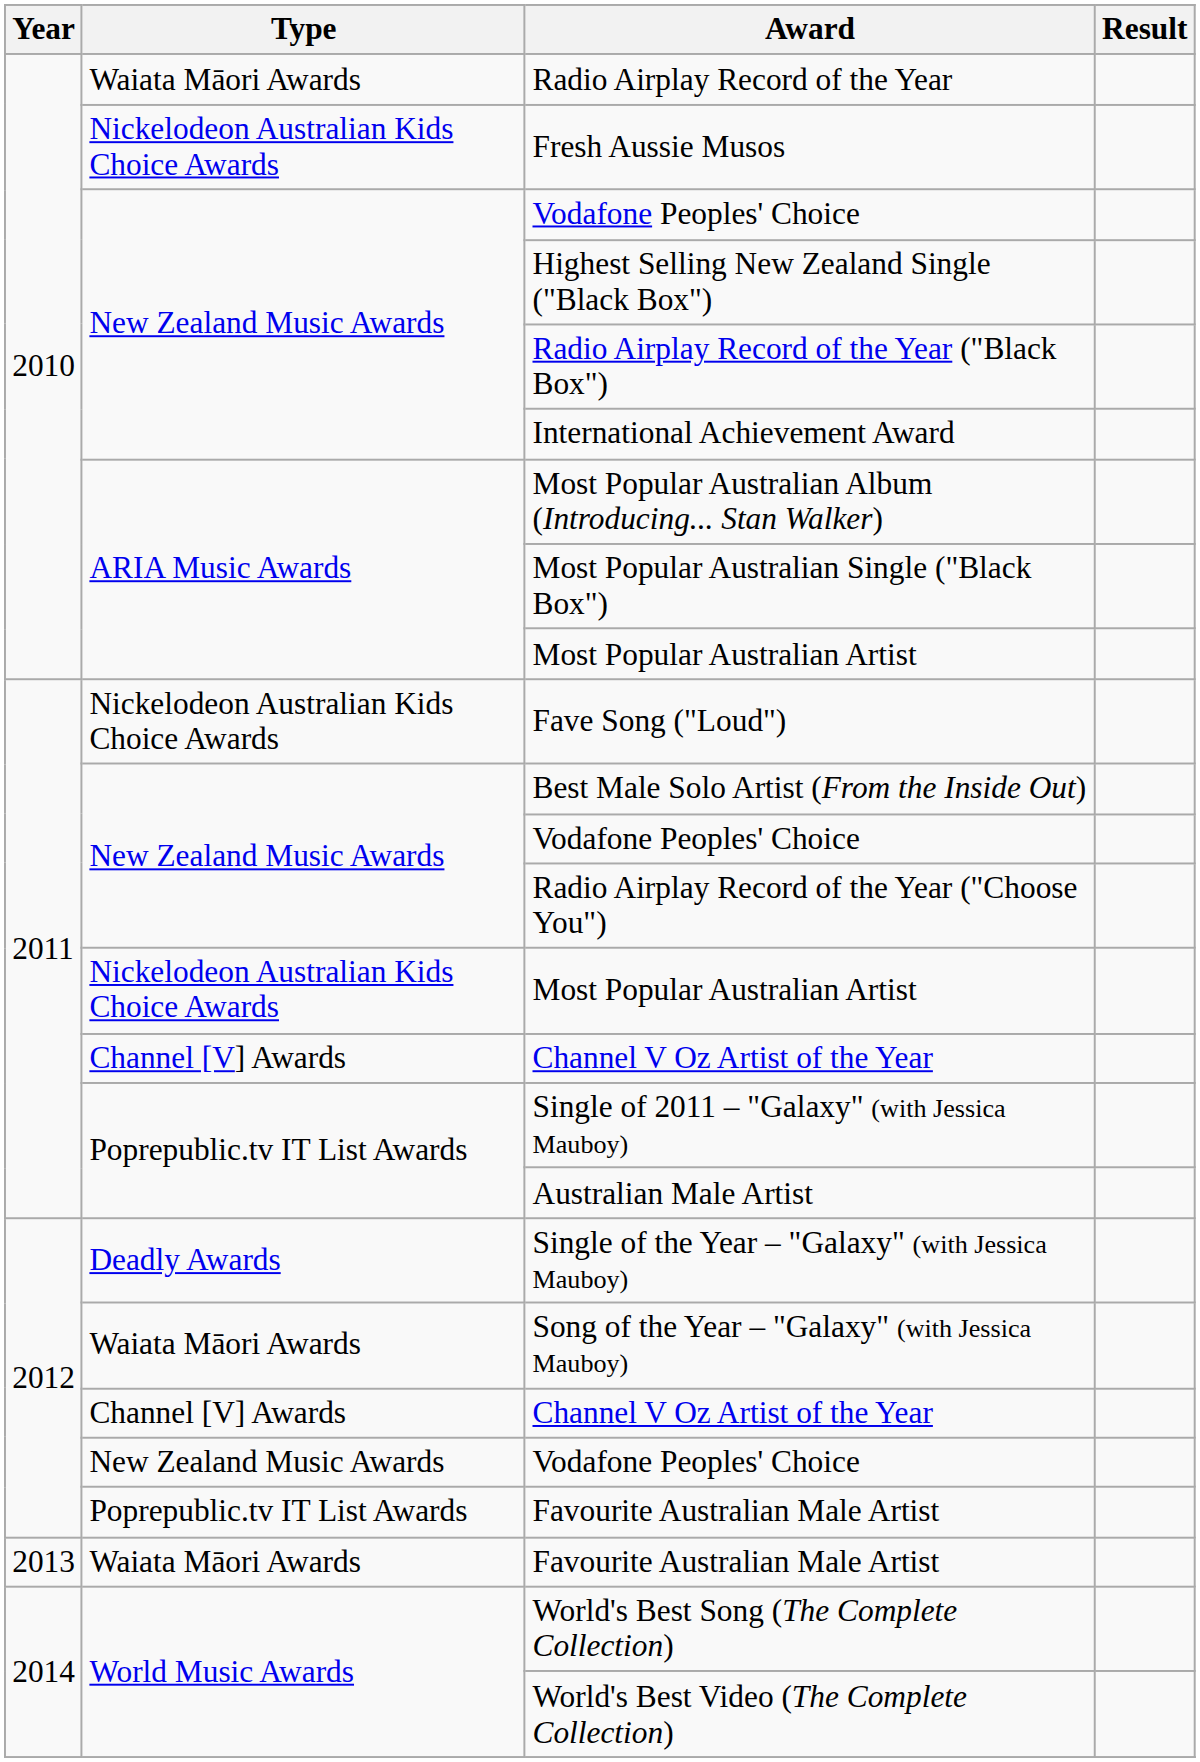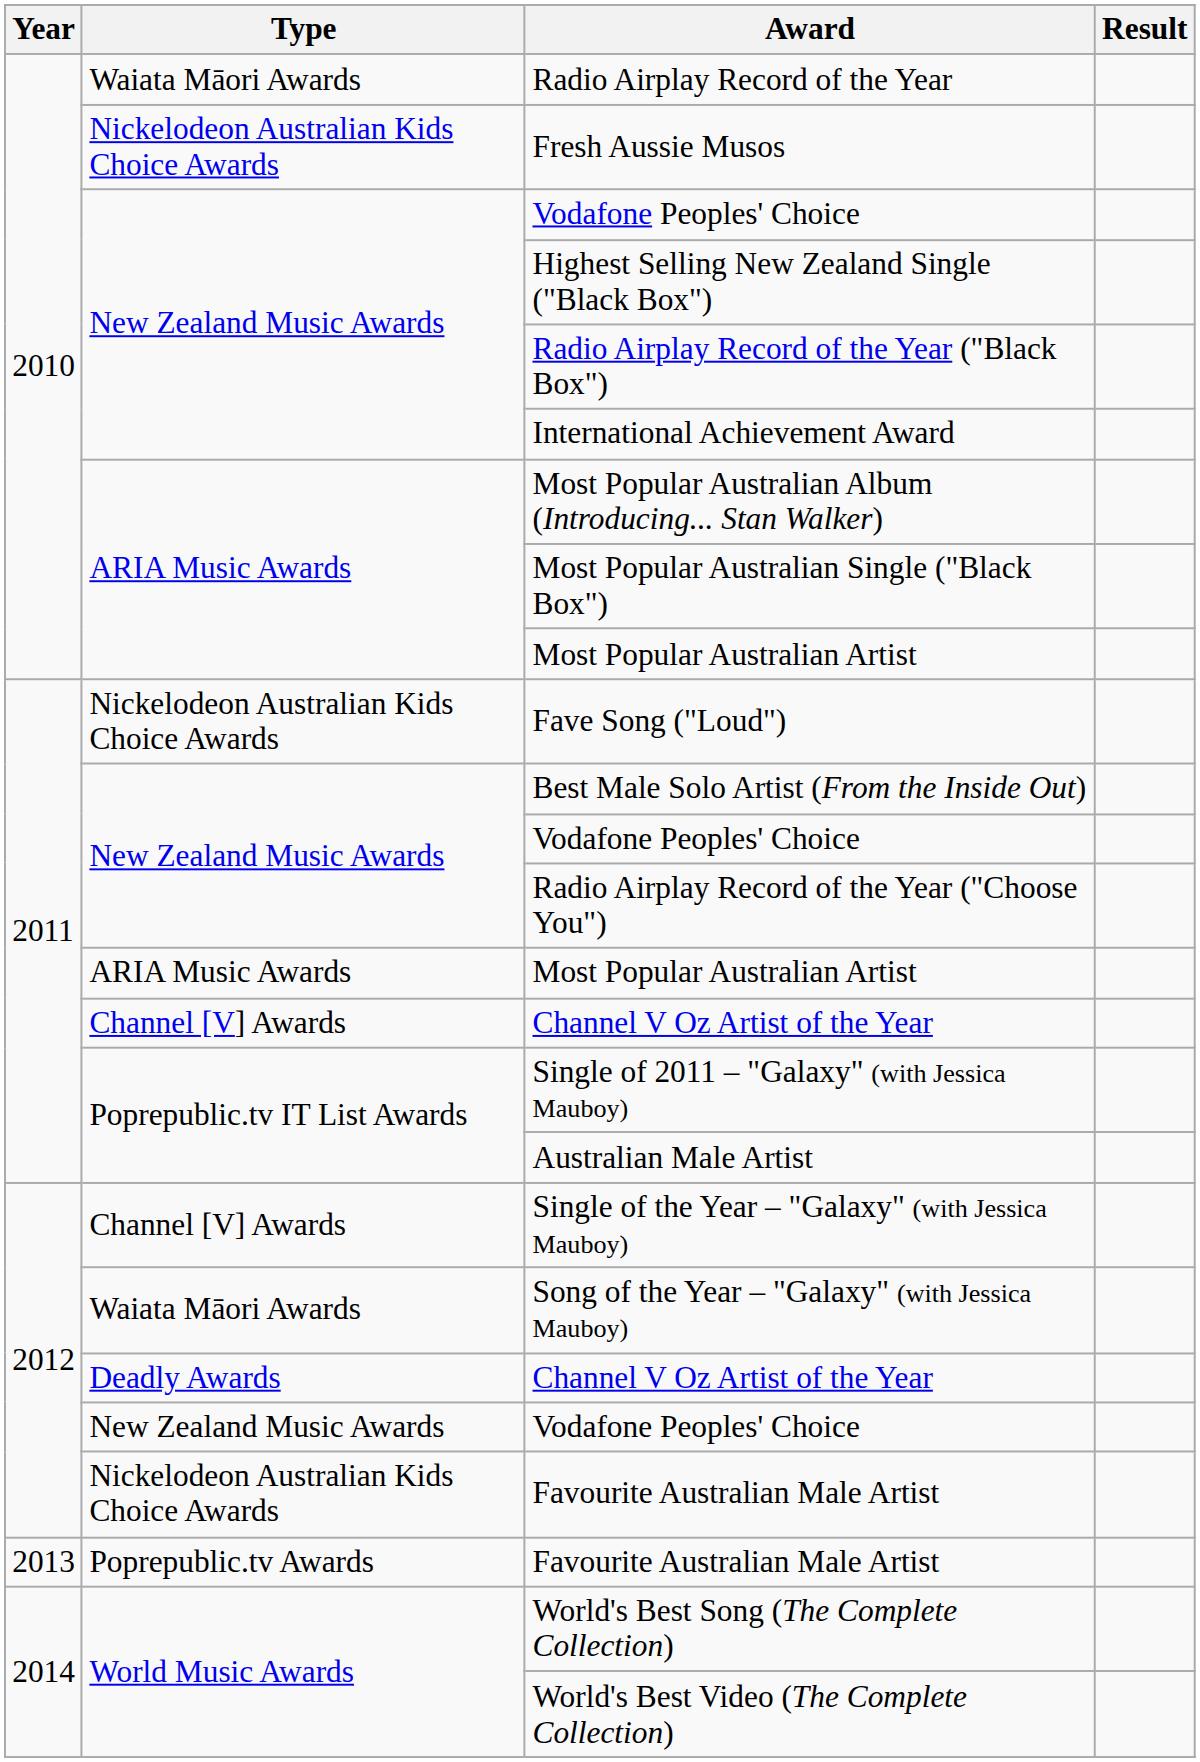(271, 990) Nickelodeon Australian Kids Choice Awards -> (220, 972) ARIA Music Awards
(185, 1259) Deadly Awards -> (218, 1224) Channel [V] Awards
(218, 1412) Channel [V] Awards -> (185, 1376) Deadly Awards
(278, 1511) Poprepublic.tv IT List Awards -> (271, 1493) Nickelodeon Australian Kids Choice Awards
(225, 1561) Waiata Māori Awards -> (232, 1561) Poprepublic.tv Awards
